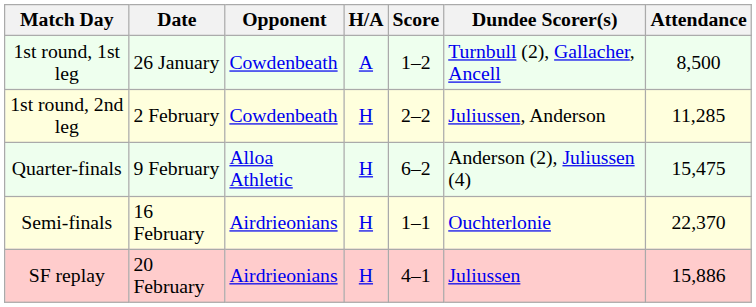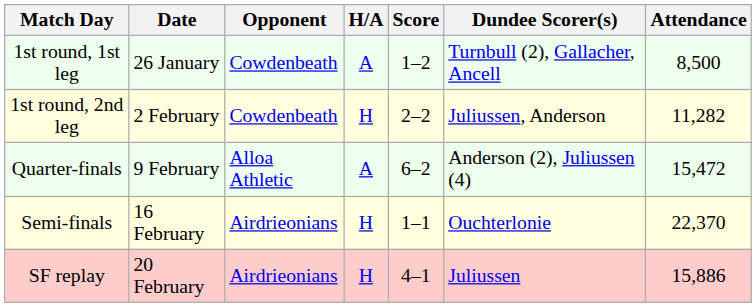(699, 115) 11,285 -> (699, 115) 11,282
(366, 169) H -> (366, 169) A
(699, 169) 15,475 -> (699, 169) 15,472
